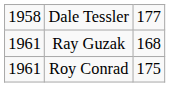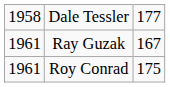(149, 43) 168 -> (149, 43) 167
